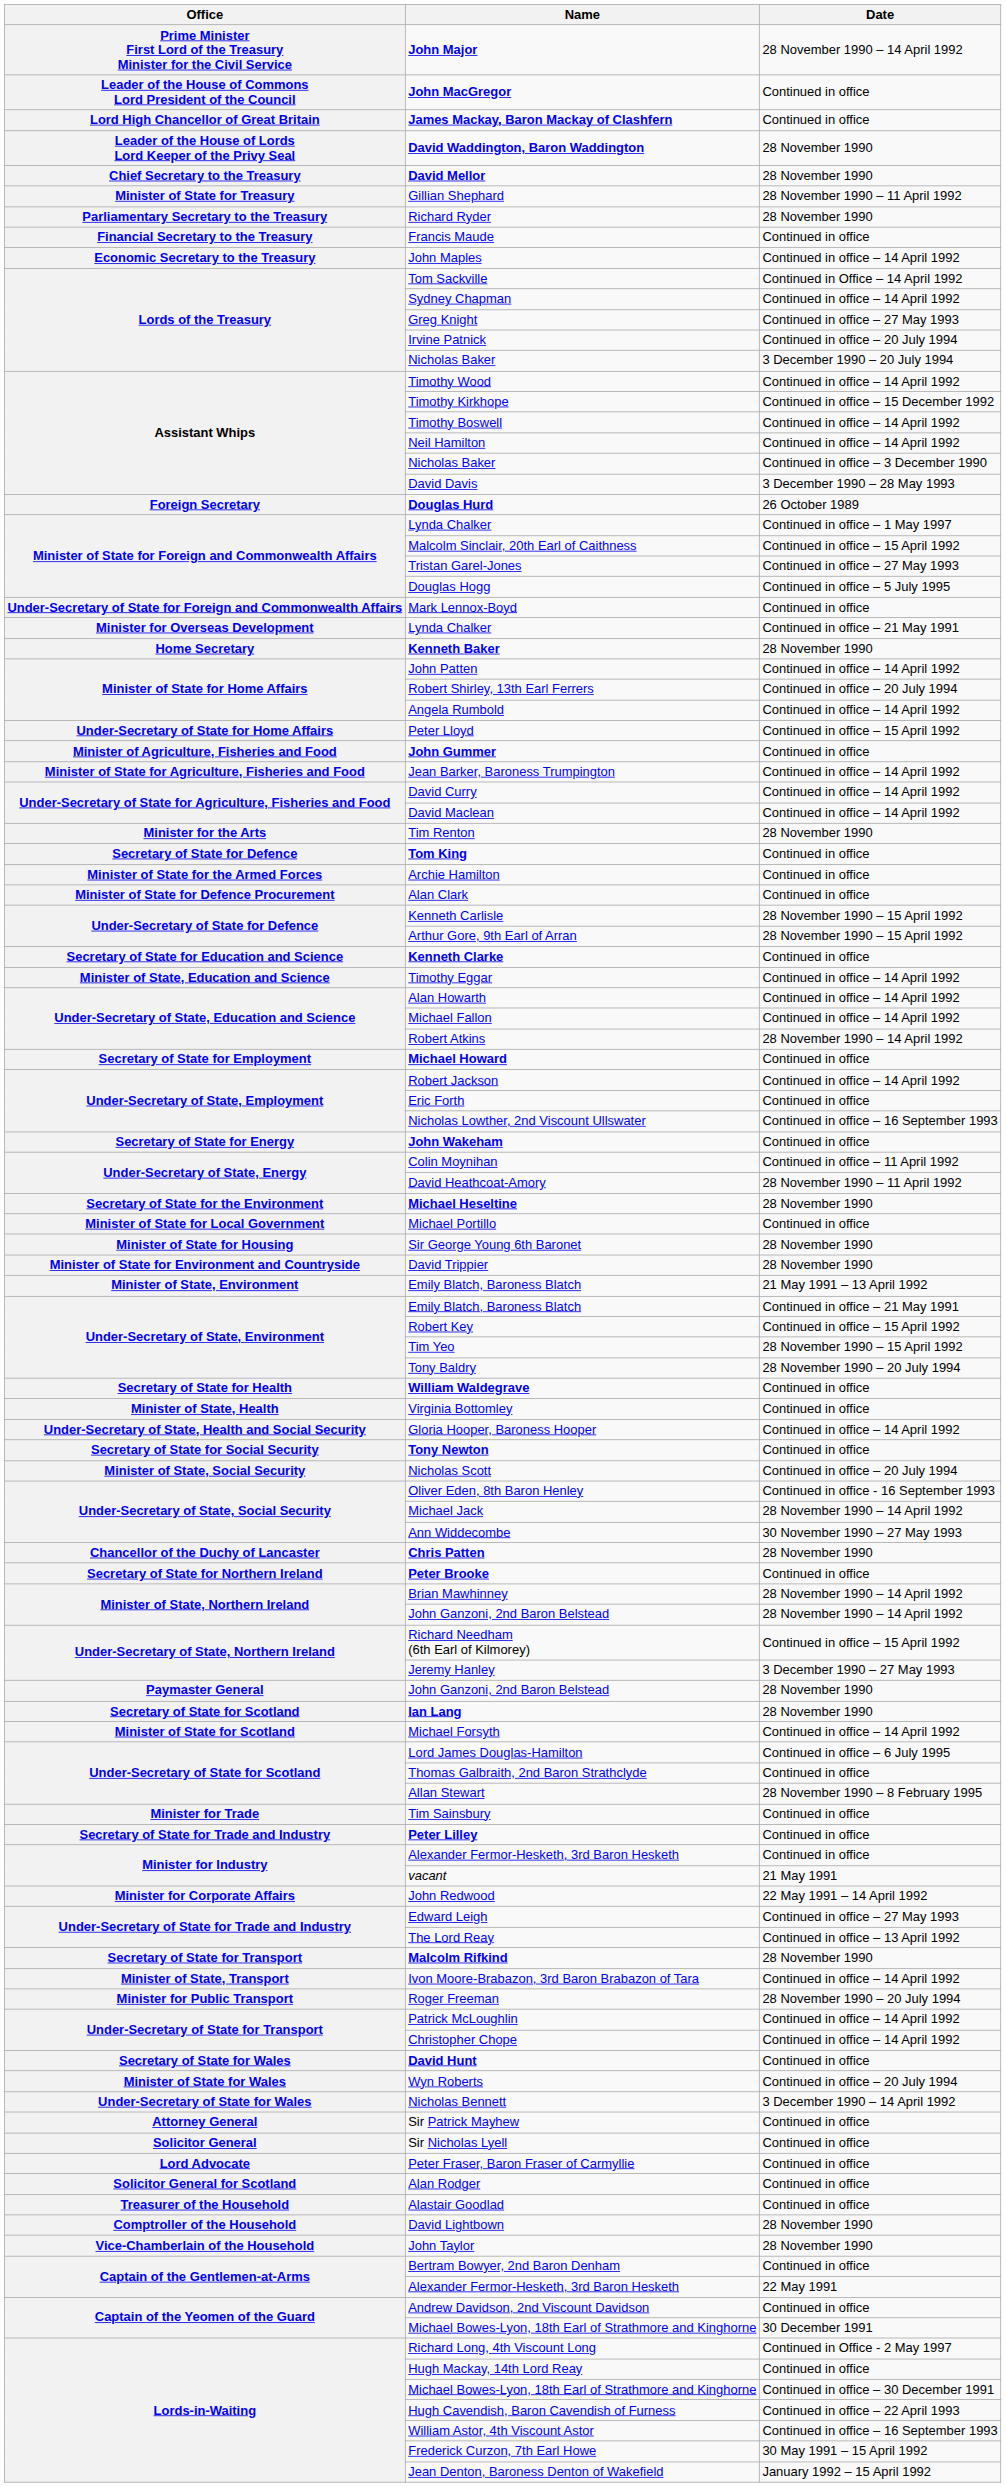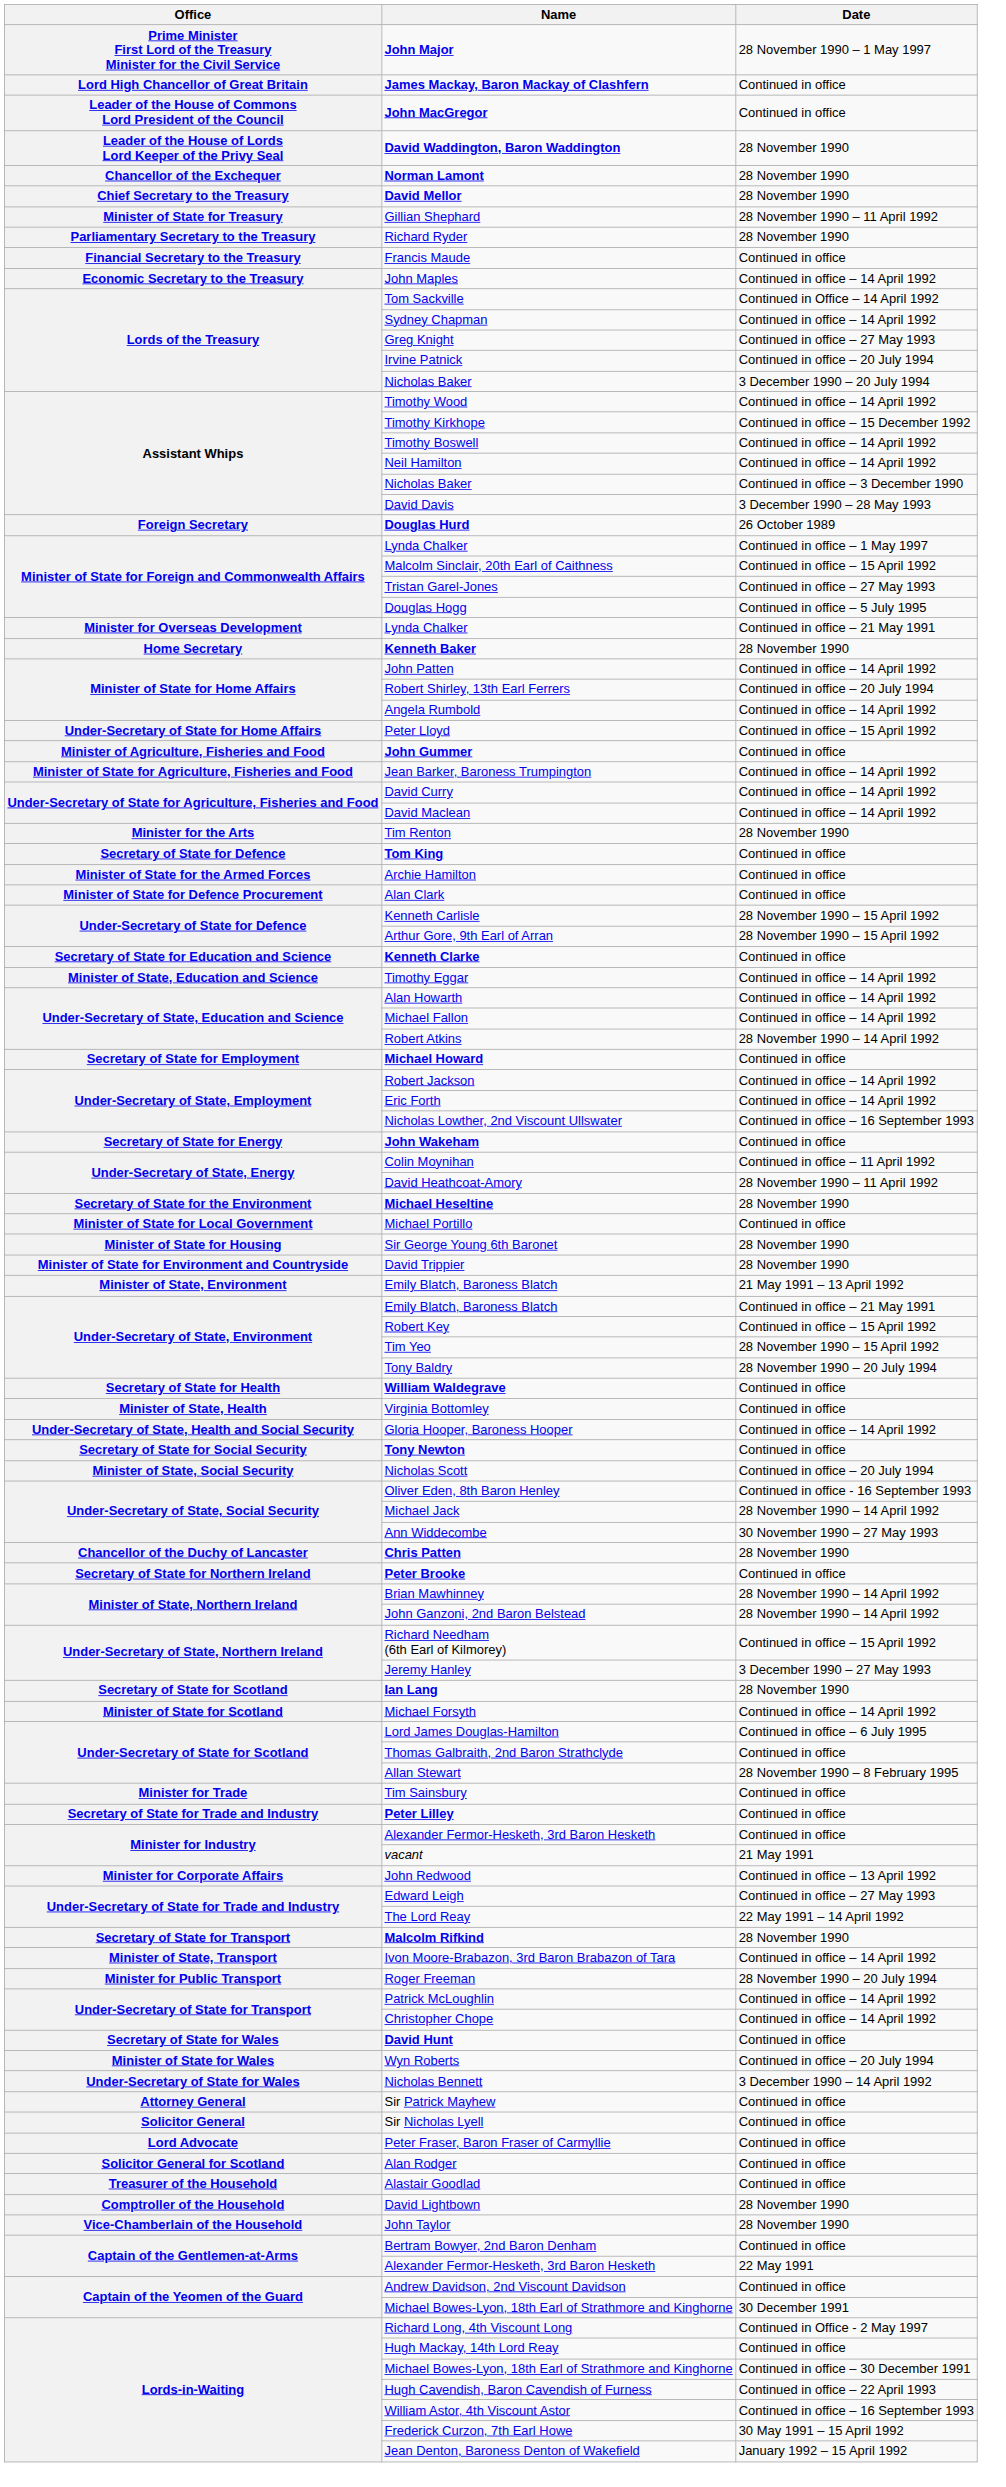(863, 49) 28 November 1990 – 14 April 1992 -> (835, 49) 28 November 1990 – 1 May 1997
rows swapped: (205, 120) <-> (205, 92)
+ row: (193, 175)
- row: (205, 607)
(816, 1100) Continued in office -> (837, 1100) Continued in office – 14 April 1992
- row: (205, 1690)
(845, 1896) 22 May 1991 – 14 April 1992 -> (837, 1875) Continued in office – 13 April 1992
(861, 1937) Continued in office – 13 April 1992 -> (821, 1916) 22 May 1991 – 14 April 1992
